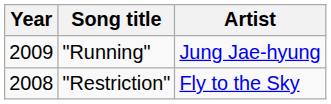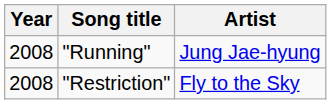(31, 51) 2009 -> (31, 51) 2008
